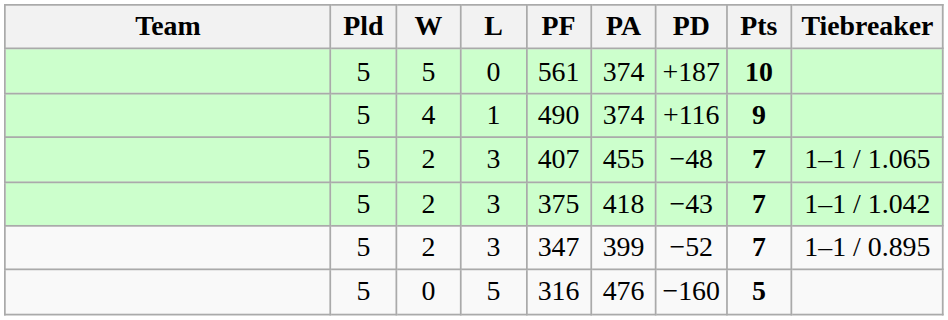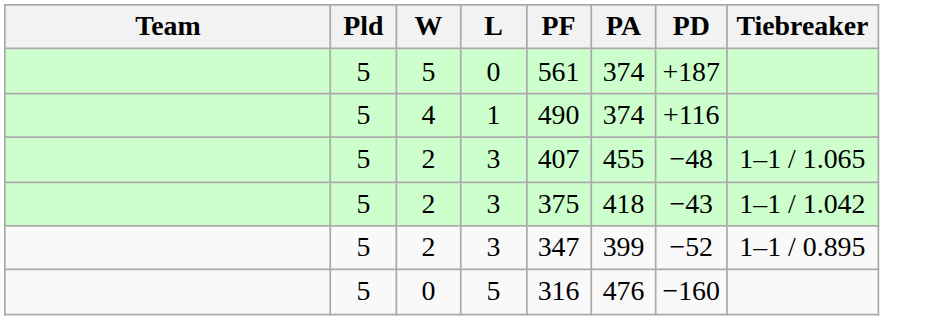- column: (759, 26)
